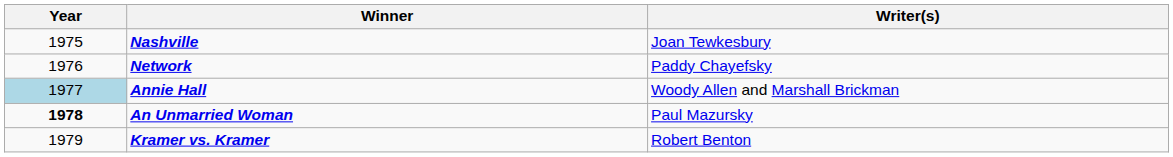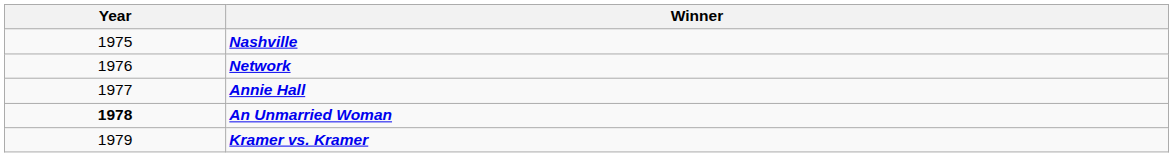- column: (908, 16)
(66, 90) lightblue background -> (115, 90) no background
